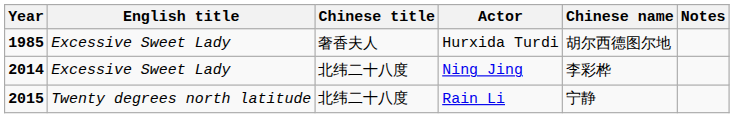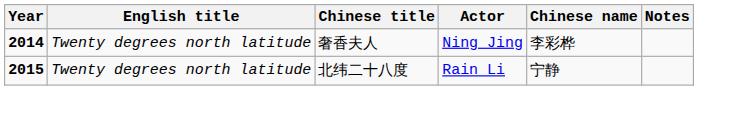- row: (501, 43)
(141, 71) Excessive Sweet Lady -> (181, 43) Twenty degrees north latitude
(363, 71) 北纬二十八度 -> (348, 43) 奢香夫人
